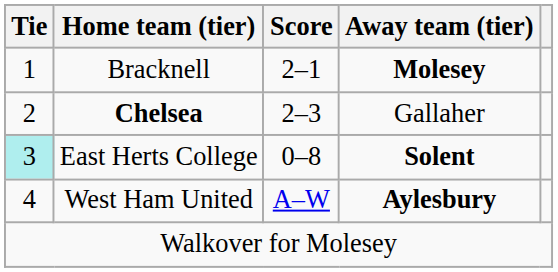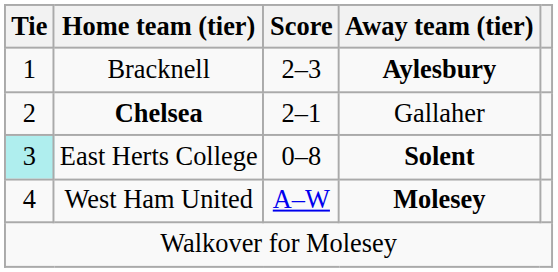(301, 69) 2–1 -> (301, 69) 2–3
(439, 69) Molesey -> (439, 69) Aylesbury
(301, 112) 2–3 -> (301, 112) 2–1
(439, 199) Aylesbury -> (439, 199) Molesey
